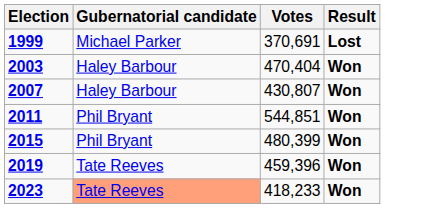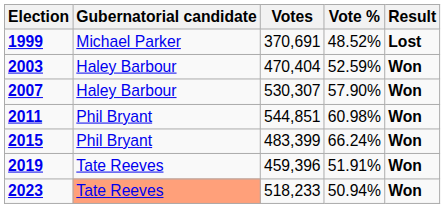+ column: (354, 16)
(292, 91) 430,807 -> (292, 91) 530,307
(292, 141) 480,399 -> (292, 141) 483,399
(292, 191) 418,233 -> (292, 191) 518,233
